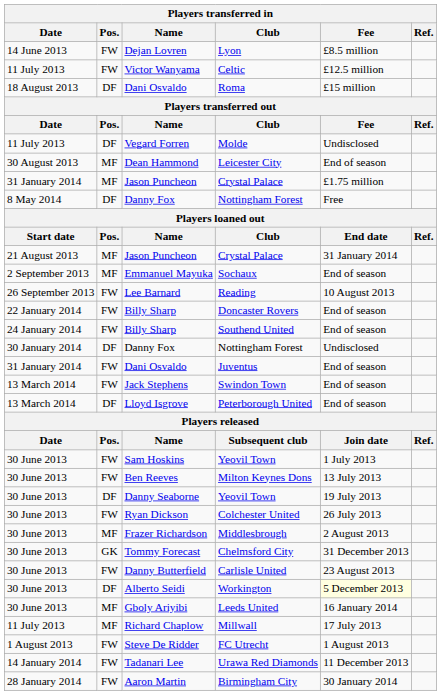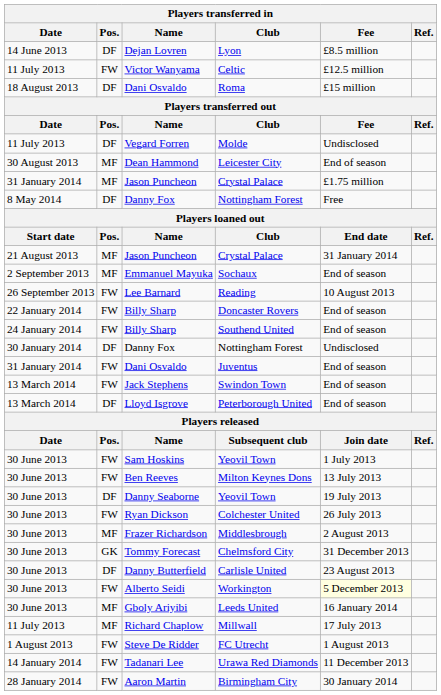(109, 51) FW -> (109, 51) DF
(109, 570) FW -> (109, 570) DF
(109, 588) DF -> (109, 588) FW
